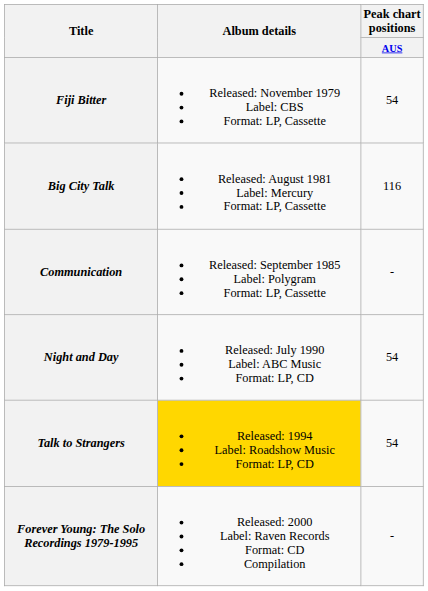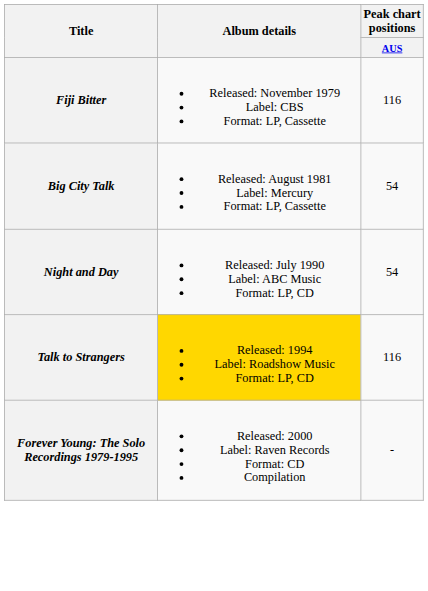(392, 100) 54 -> (392, 100) 116
(392, 186) 116 -> (392, 186) 54
- row: (81, 271)
(392, 443) 54 -> (392, 357) 116
